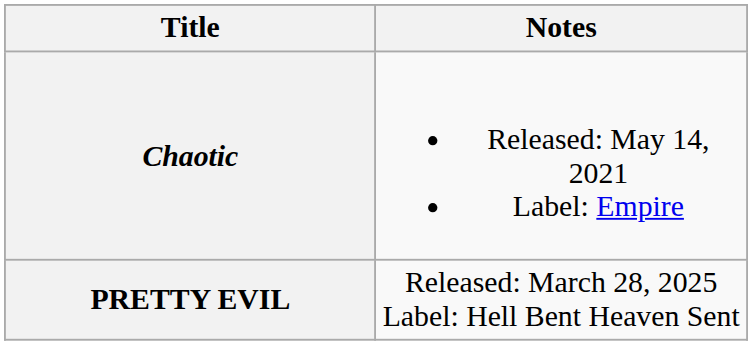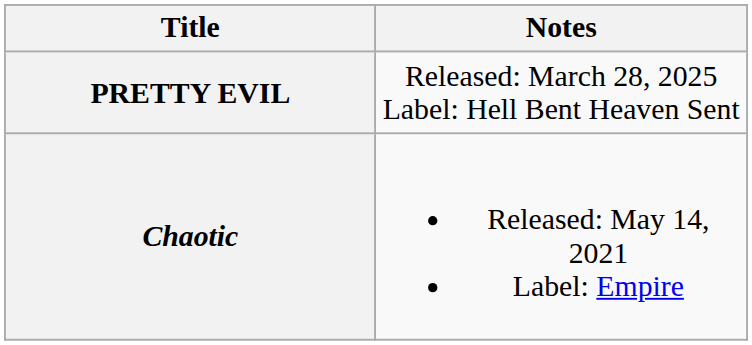rows swapped: (190, 155) <-> (190, 299)
